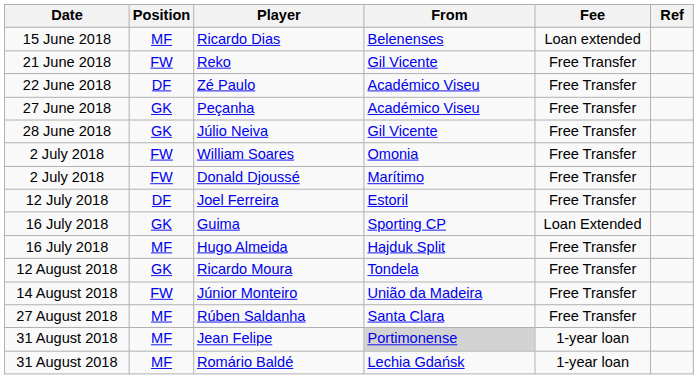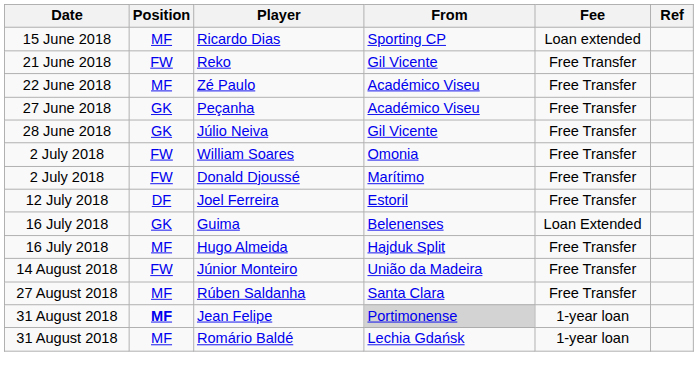(406, 39) Belenenses -> (407, 39) Sporting CP
(162, 85) DF -> (162, 85) MF
(407, 223) Sporting CP -> (406, 223) Belenenses
- row: (245, 270)
(162, 339) normal -> (162, 316) bold
